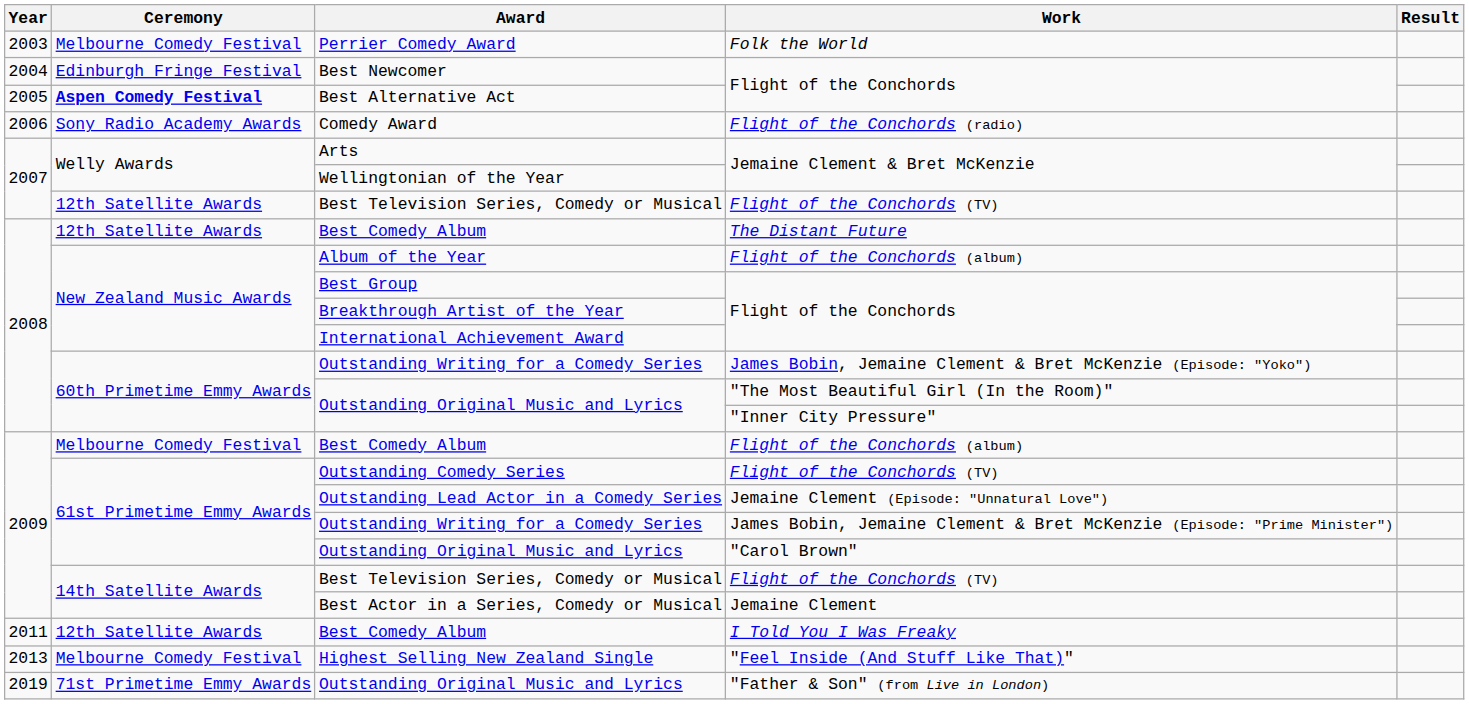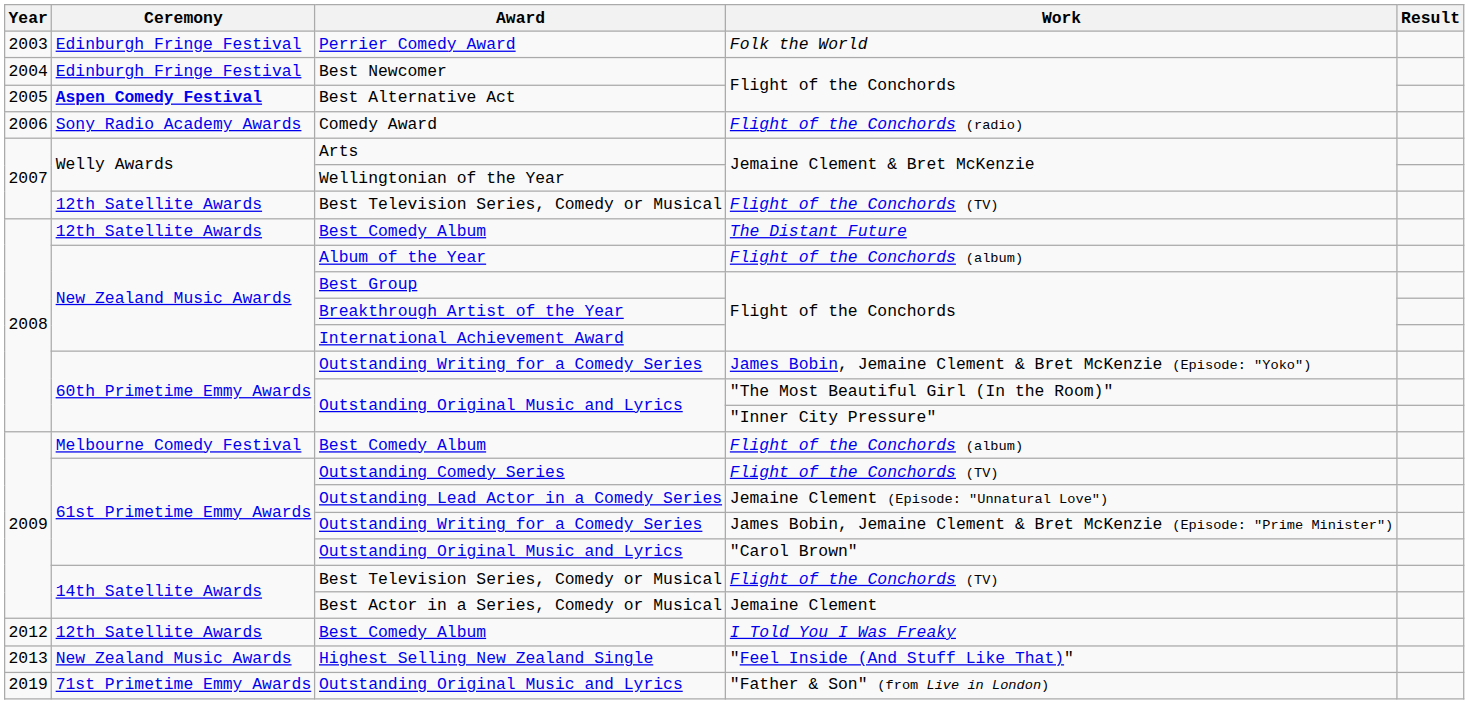(179, 45) Melbourne Comedy Festival -> (179, 45) Edinburgh Fringe Festival
(28, 632) 2011 -> (28, 632) 2012
(179, 659) Melbourne Comedy Festival -> (174, 659) New Zealand Music Awards
